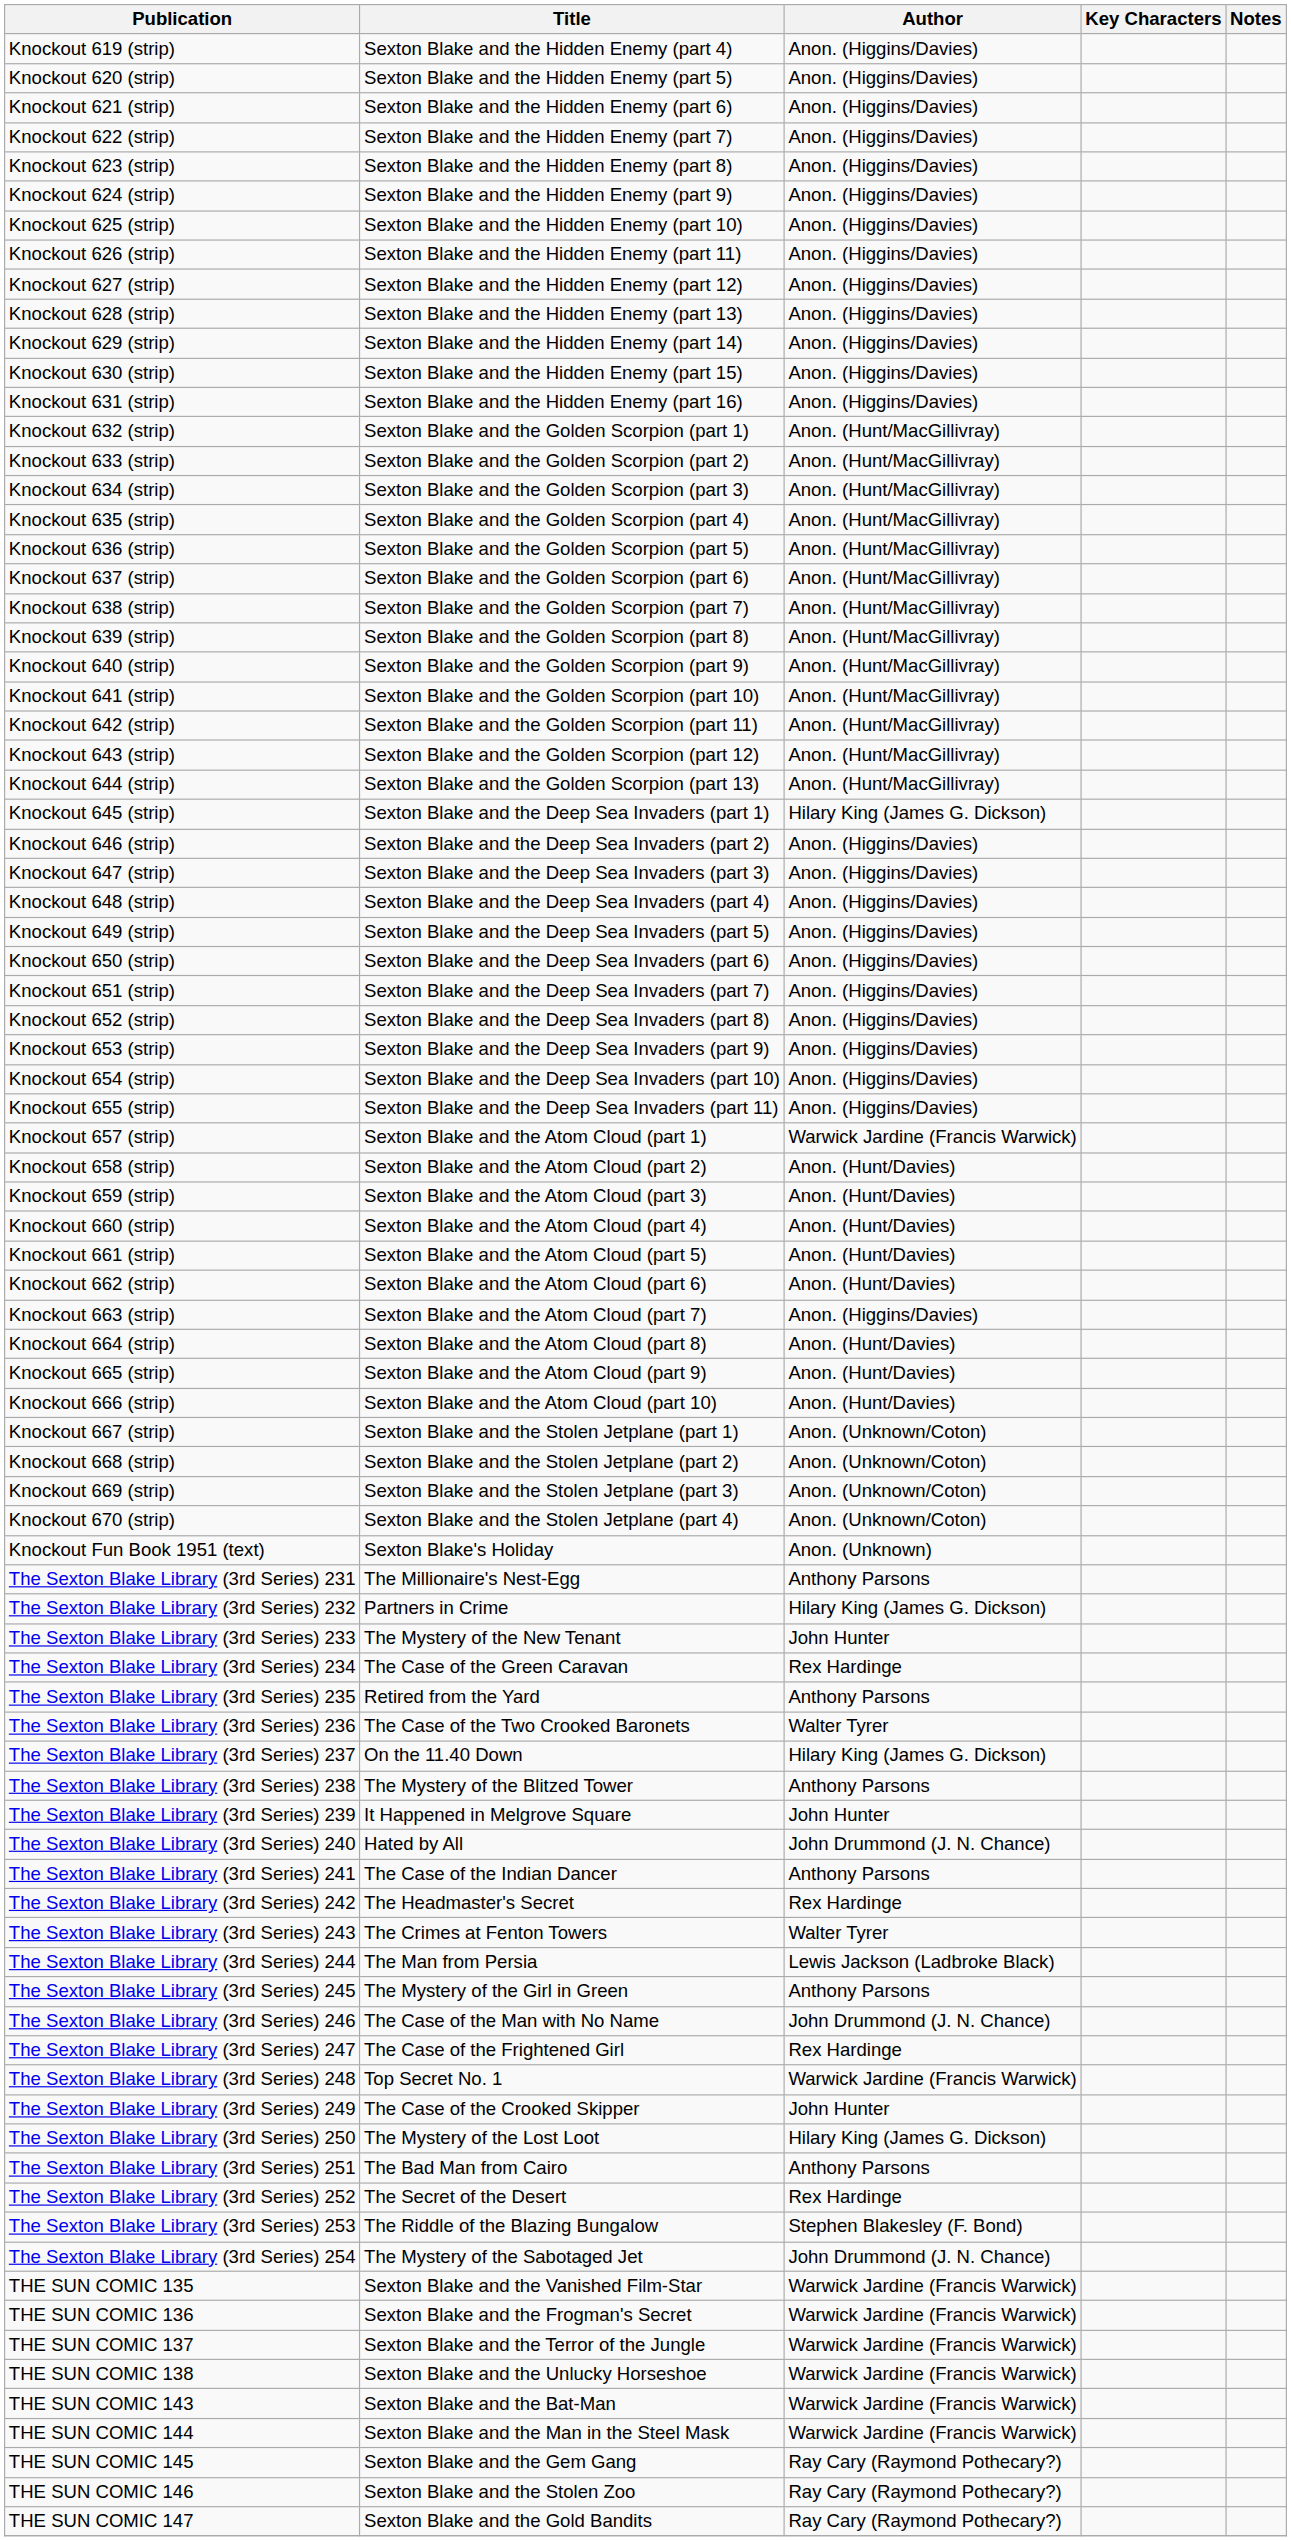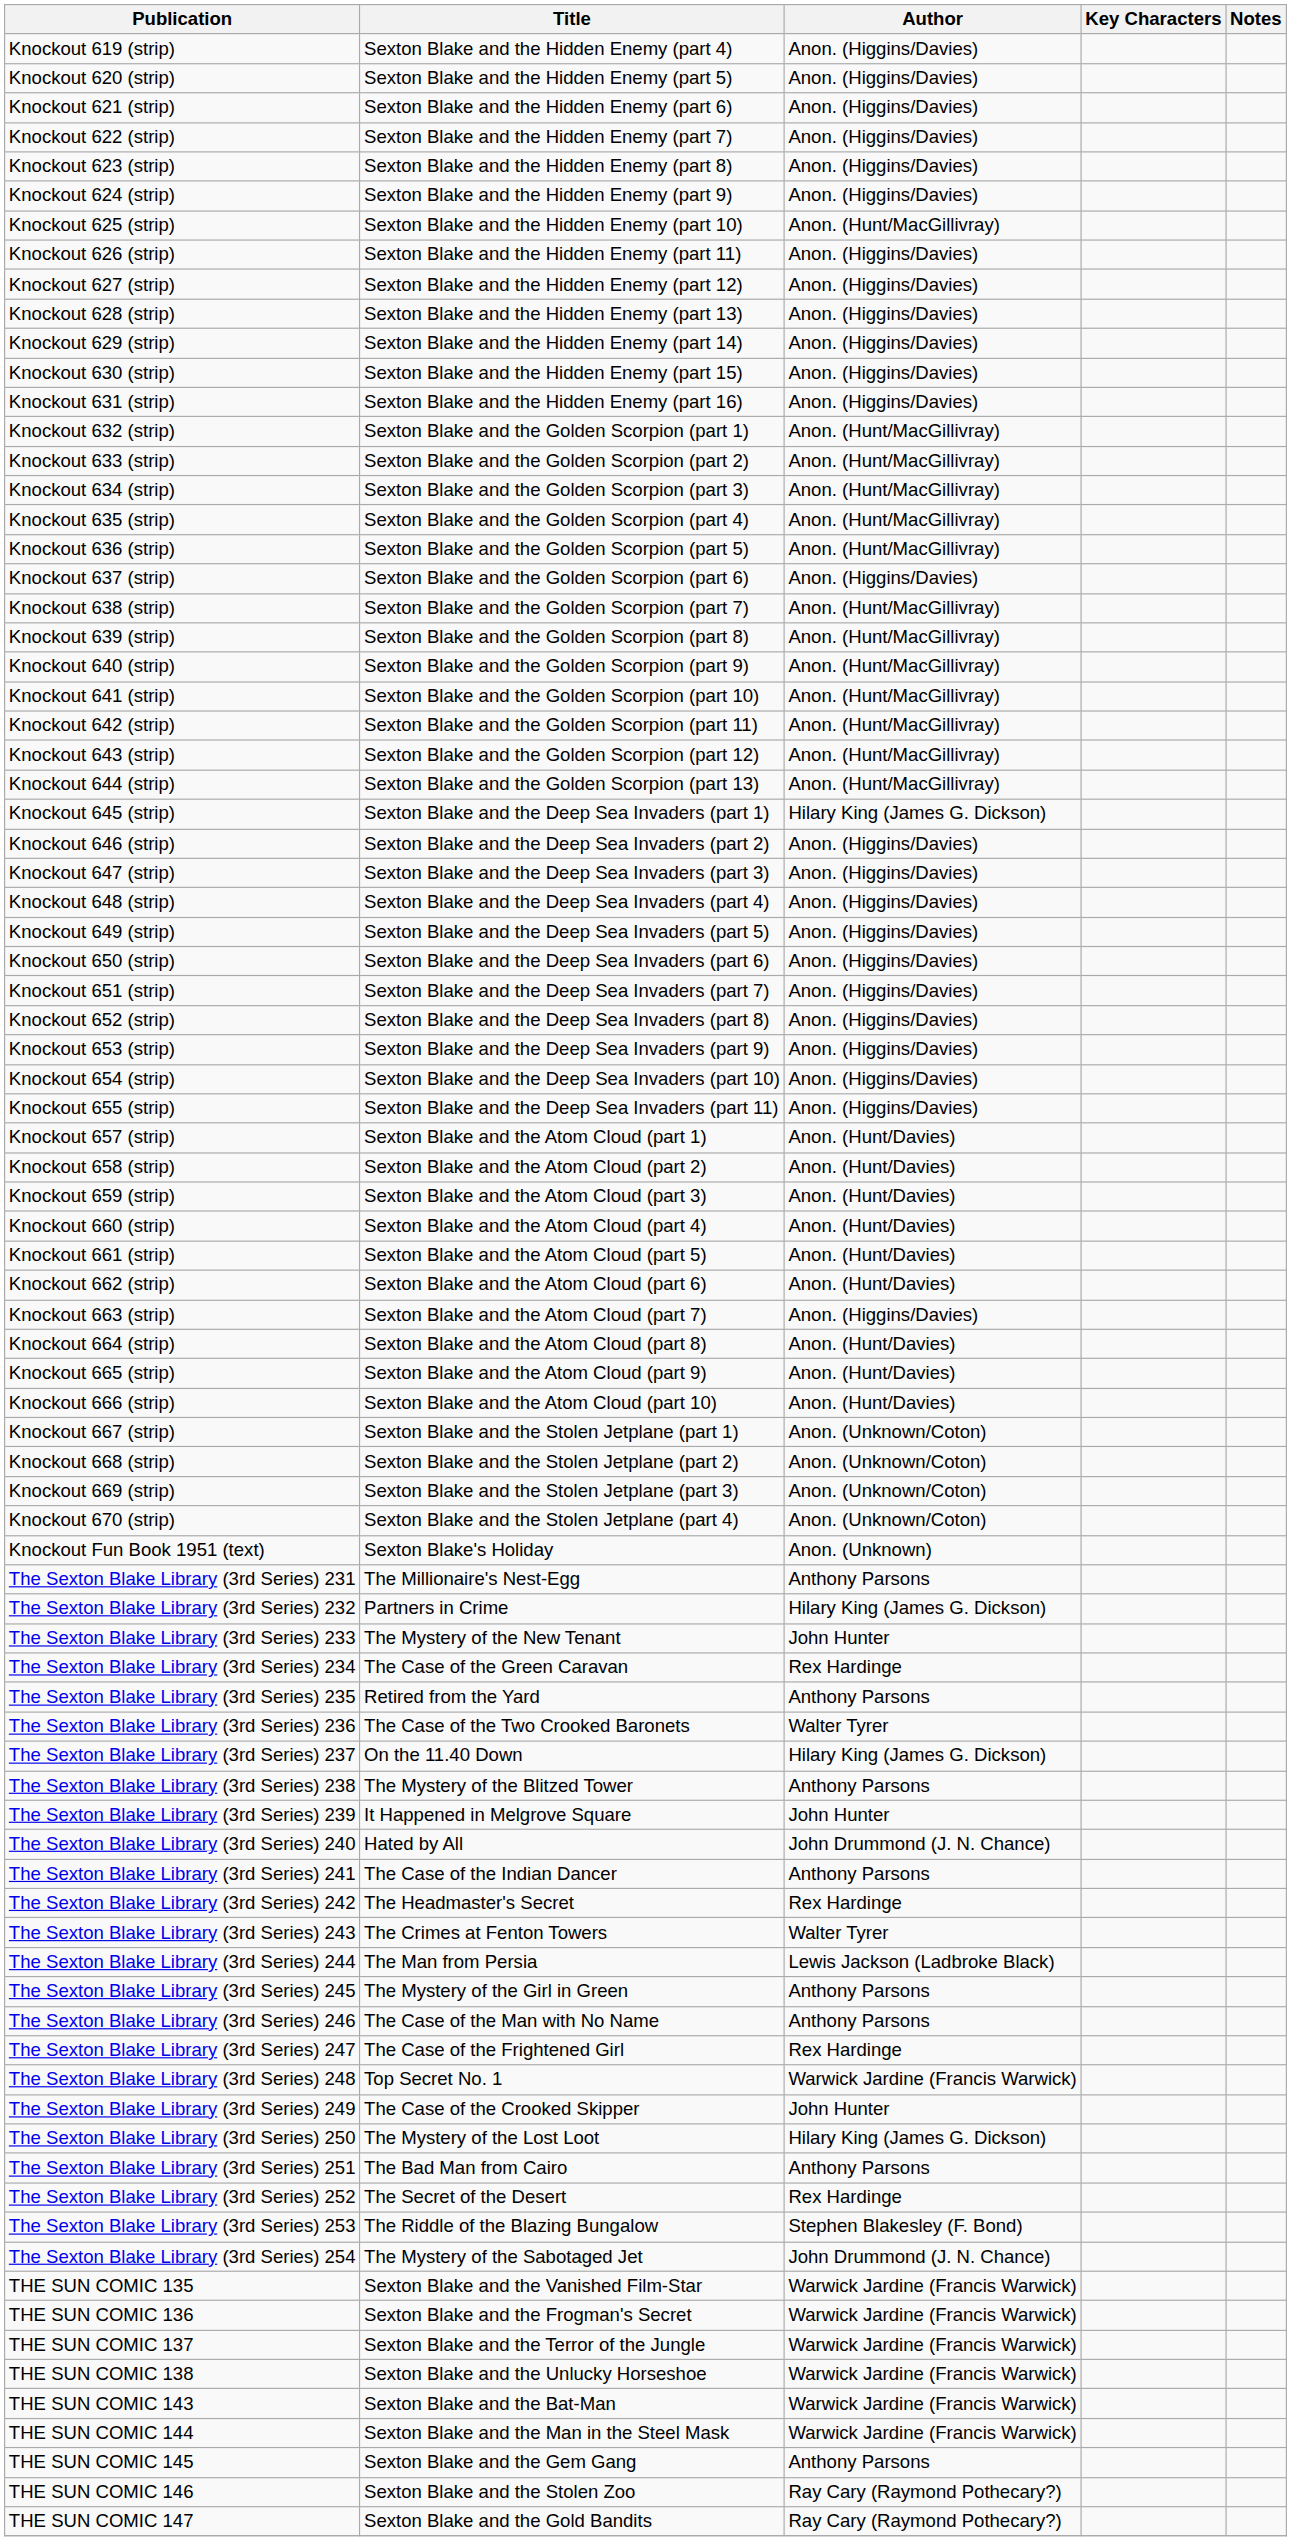(883, 225) Anon. (Higgins/Davies) -> (894, 225) Anon. (Hunt/MacGillivray)
(894, 578) Anon. (Hunt/MacGillivray) -> (883, 578) Anon. (Higgins/Davies)
(933, 1137) Warwick Jardine (Francis Warwick) -> (872, 1137) Anon. (Hunt/Davies)
(919, 2020) John Drummond (J. N. Chance) -> (859, 2020) Anthony Parsons
(925, 2462) Ray Cary (Raymond Pothecary?) -> (859, 2462) Anthony Parsons
